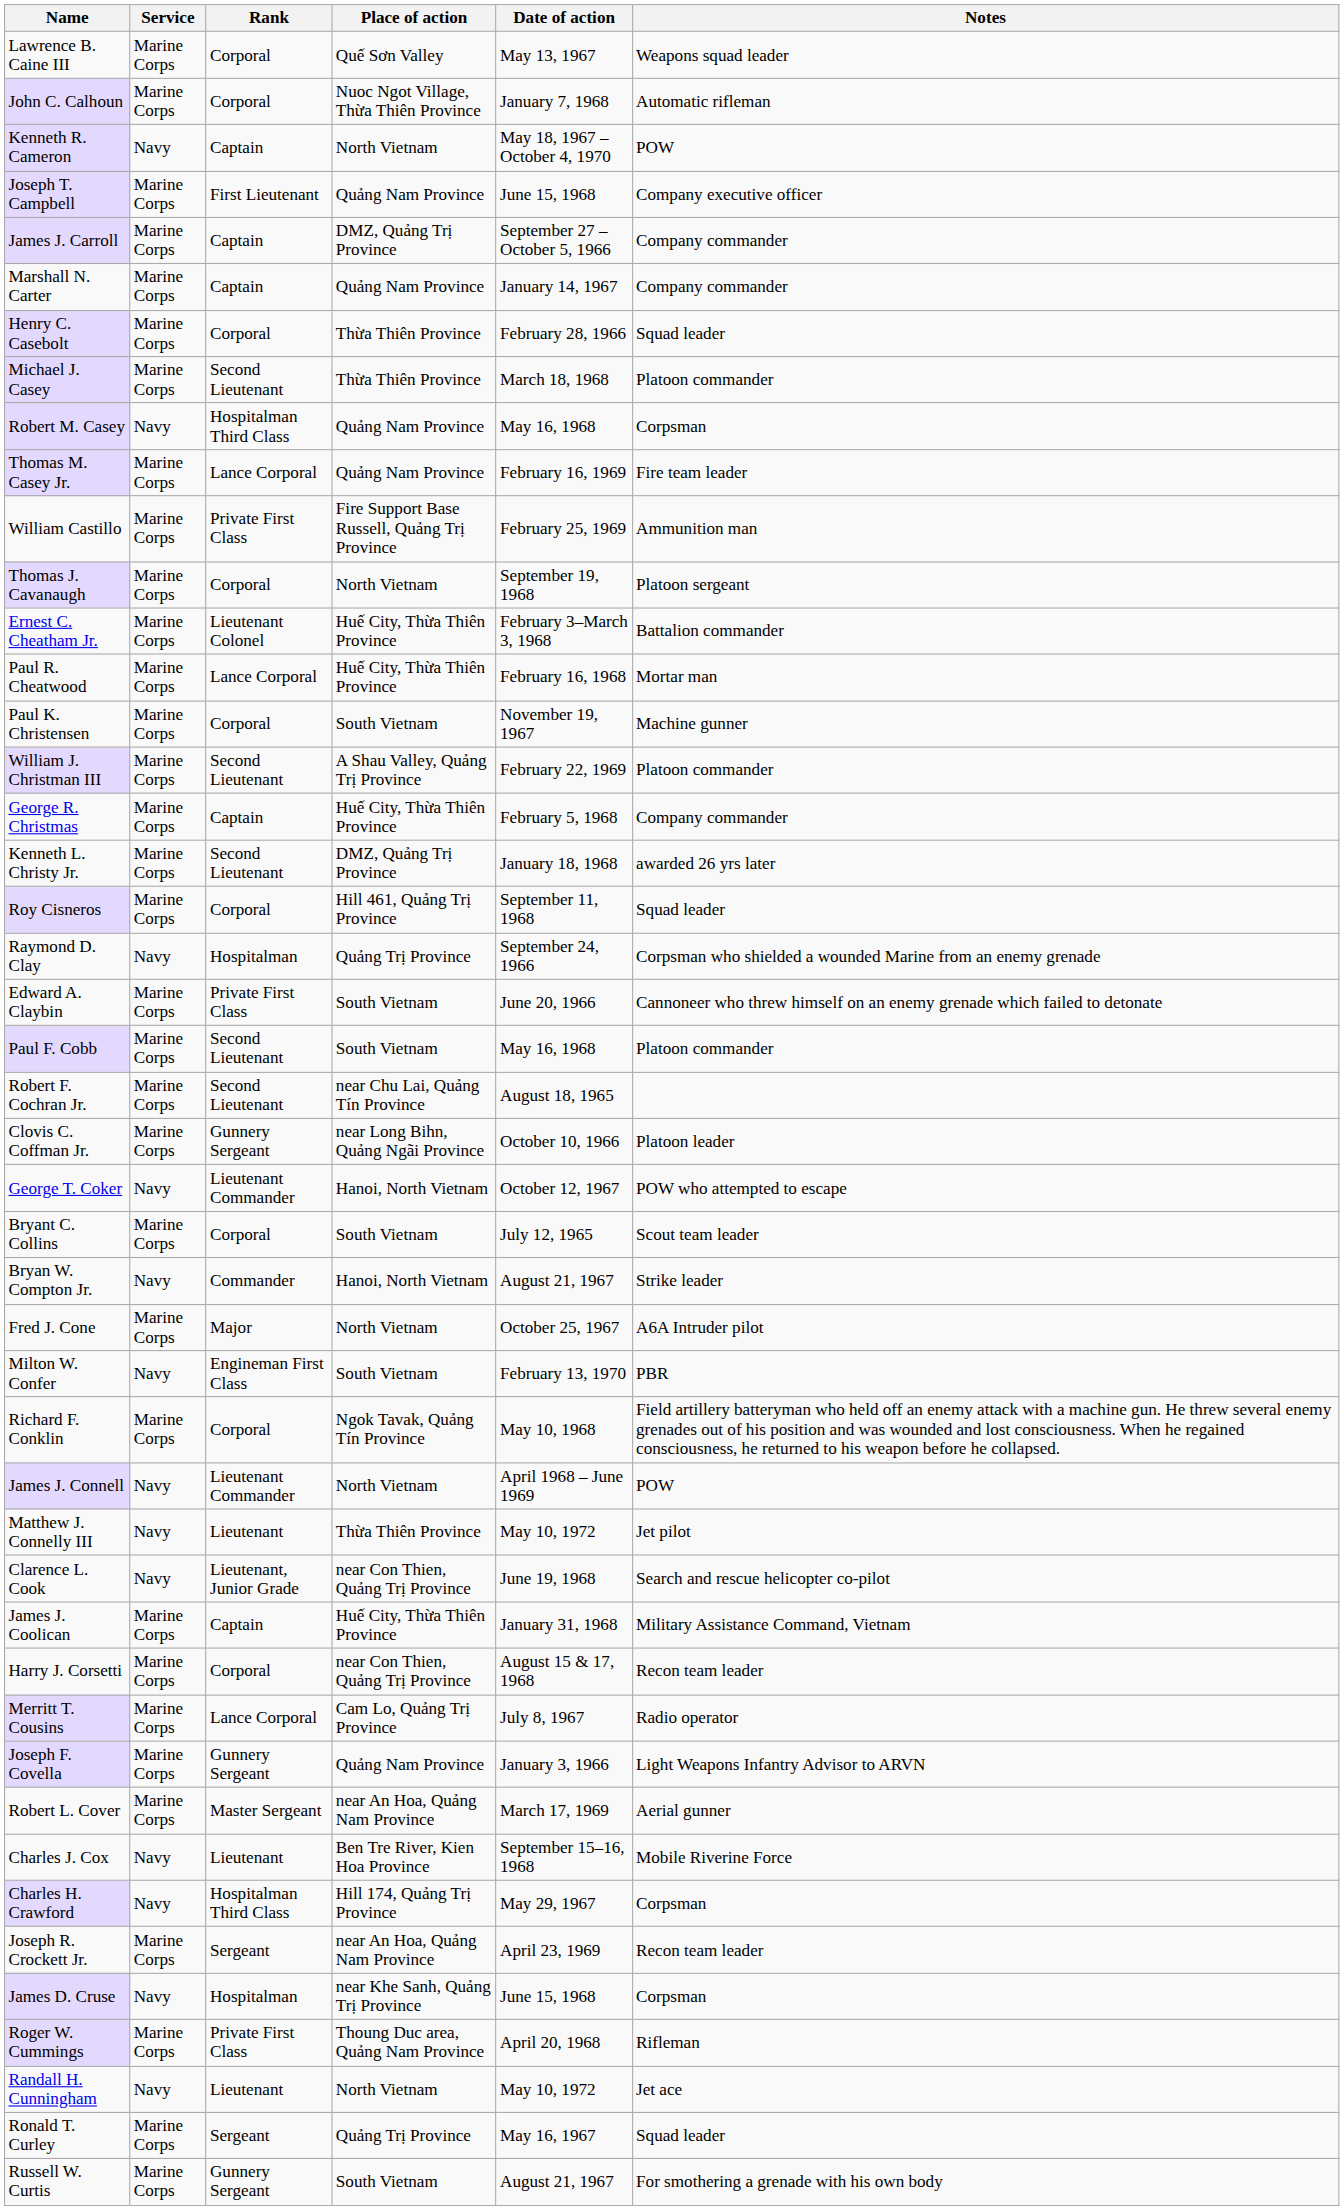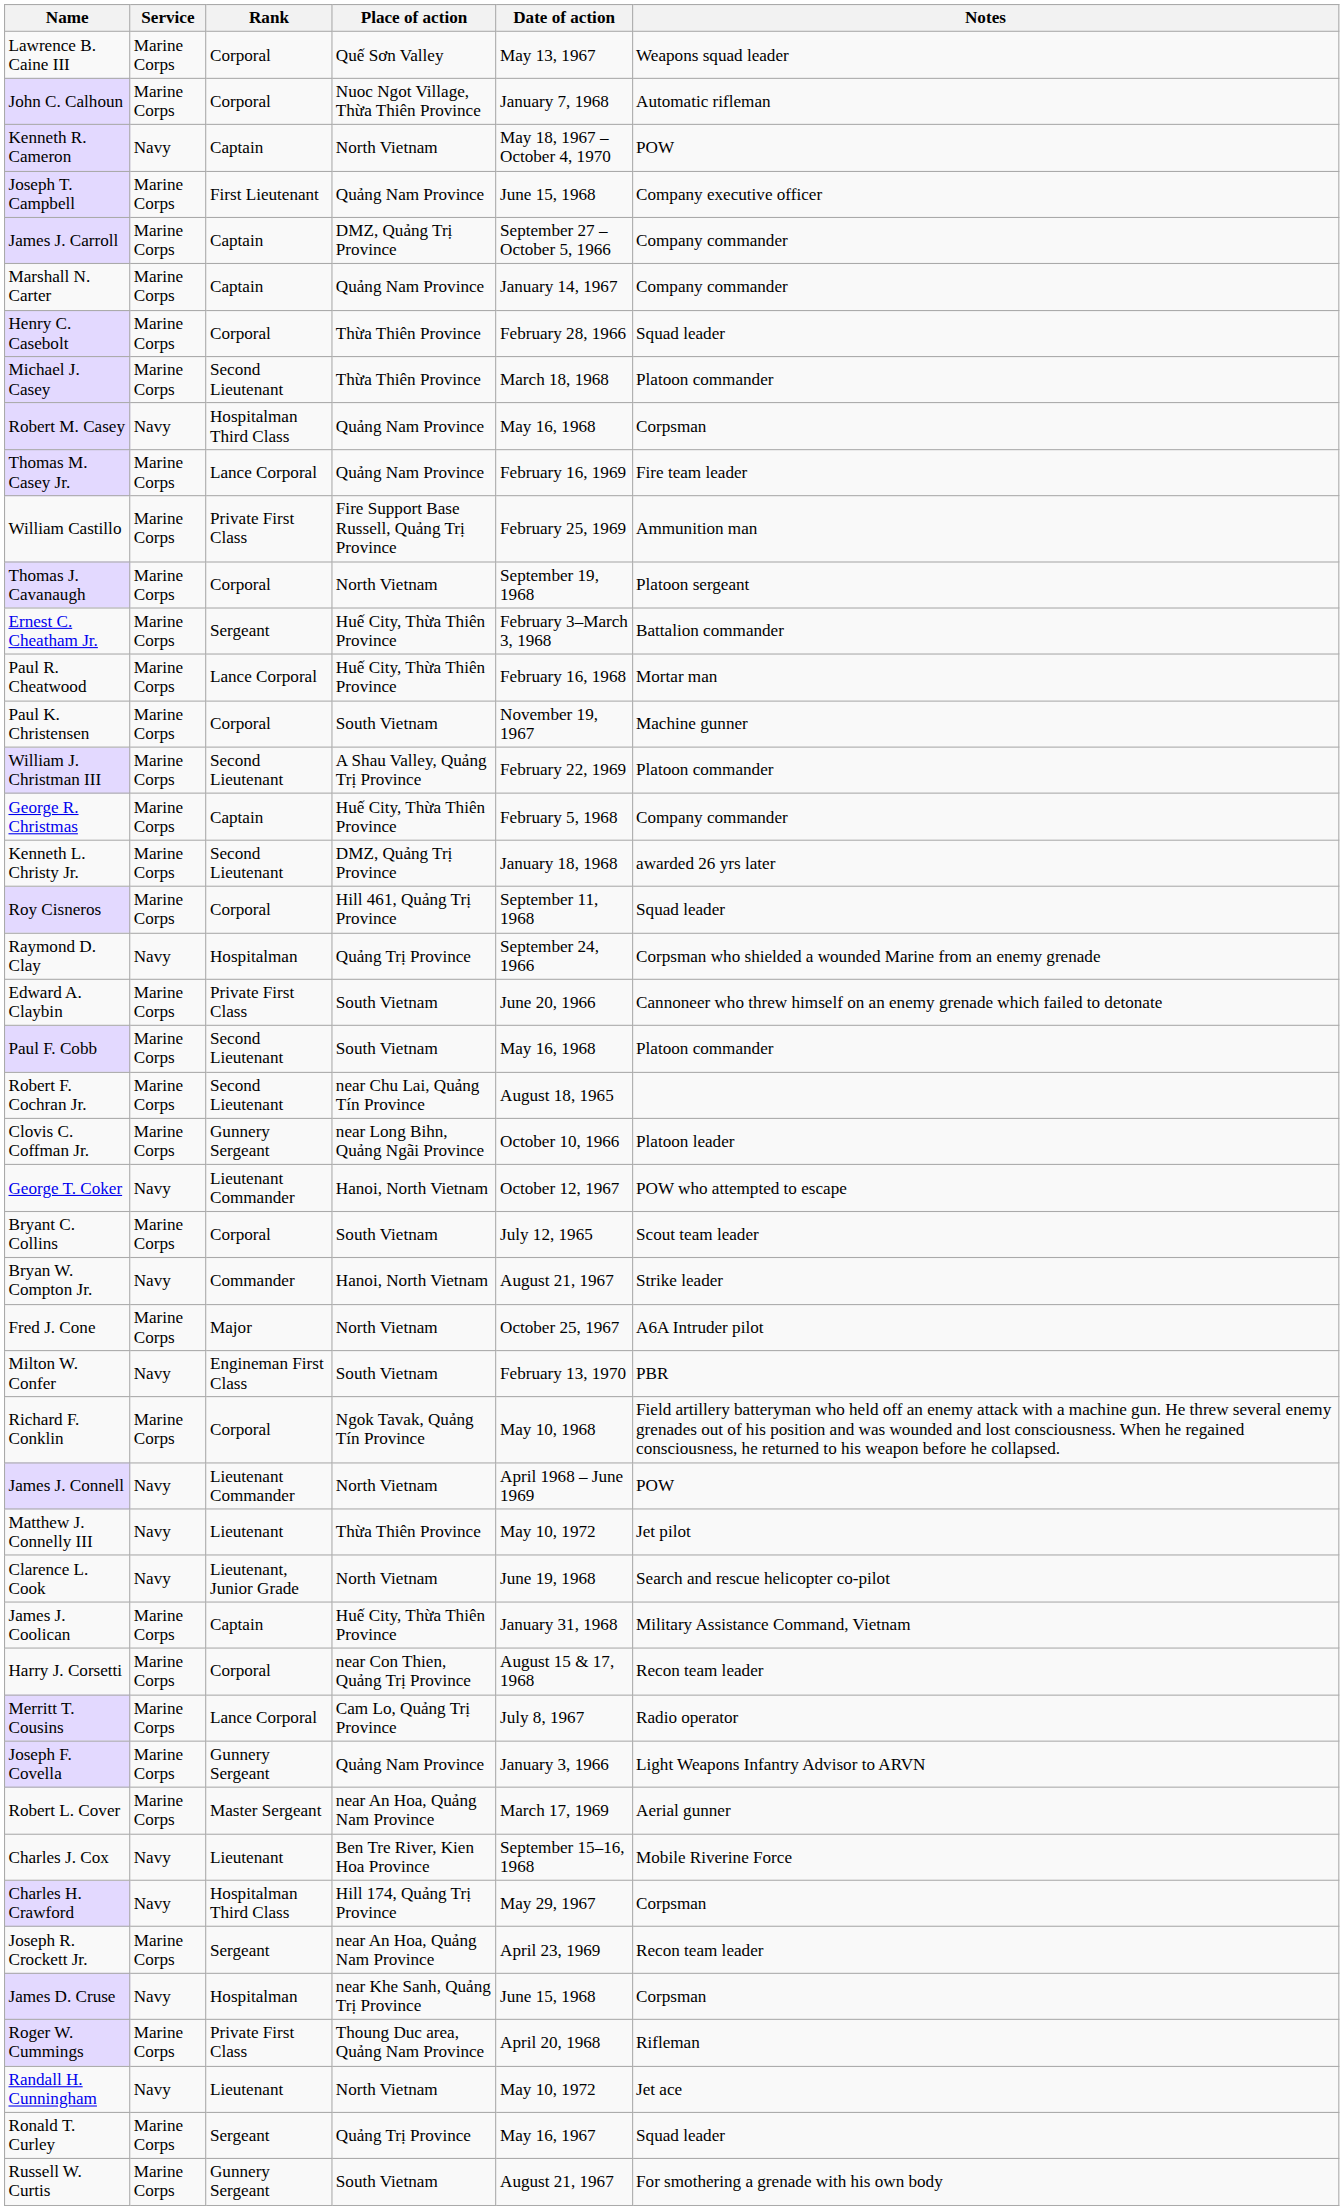(247, 631) Lieutenant Colonel -> (240, 631) Sergeant
(403, 1578) near Con Thien, Quảng Trị Province -> (387, 1578) North Vietnam
